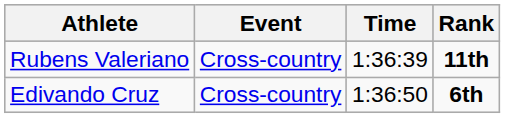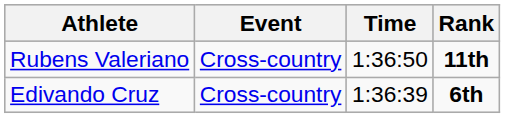(390, 59) 1:36:39 -> (390, 59) 1:36:50
(390, 95) 1:36:50 -> (390, 95) 1:36:39
